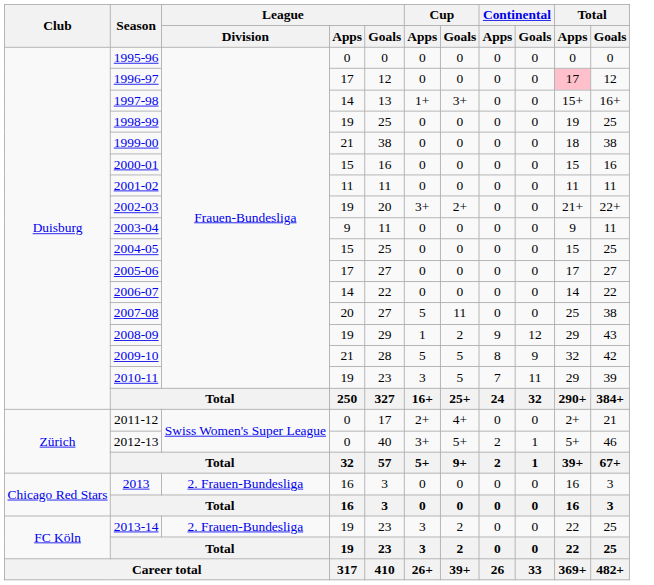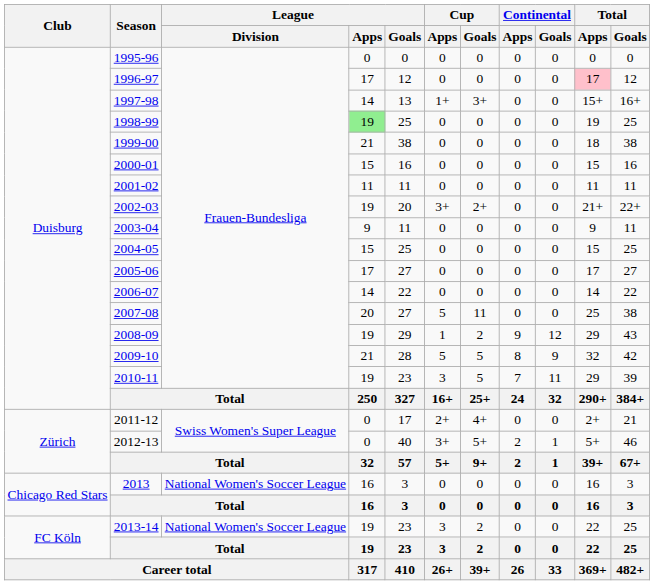(347, 121) no background -> (367, 121) lightgreen background
(245, 484) 2. Frauen-Bundesliga -> (255, 484) National Women's Soccer League
(245, 526) 2. Frauen-Bundesliga -> (255, 526) National Women's Soccer League
